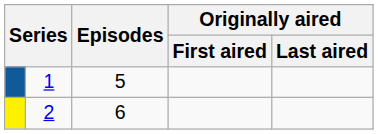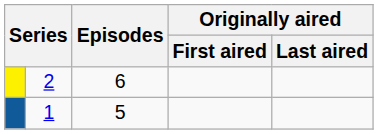rows swapped: (49, 81) <-> (49, 112)
